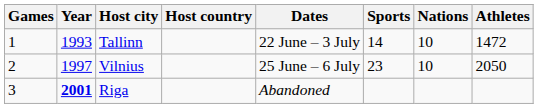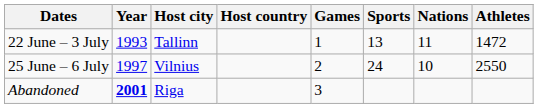columns swapped: (31, 16) <-> (310, 16)
(375, 41) 14 -> (375, 41) 13
(425, 41) 10 -> (425, 41) 11
(375, 66) 23 -> (375, 66) 24
(491, 66) 2050 -> (491, 66) 2550
